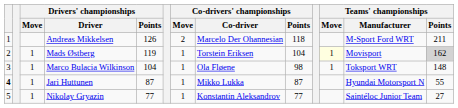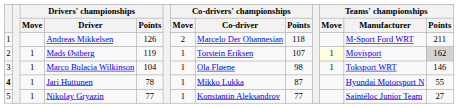(299, 53) 104 -> (299, 53) 107
(440, 67) 148 -> (440, 67) 146
(150, 81) 87 -> (150, 81) 78
